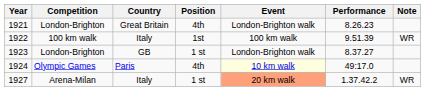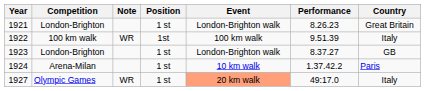columns swapped: (144, 12) <-> (407, 12)
(198, 25) 4th -> (163, 25) 1 st
(65, 66) Olympic Games -> (72, 66) Arena-Milan
(198, 66) 4th -> (163, 66) 1 st
(273, 66) lightyellow background -> (238, 66) no background
(359, 66) 49:17.0 -> (324, 66) 1.37.42.2
(72, 80) Arena-Milan -> (65, 80) Olympic Games
(359, 80) 1.37.42.2 -> (324, 80) 49:17.0
